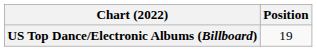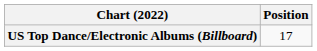(286, 35) 19 -> (286, 35) 17
